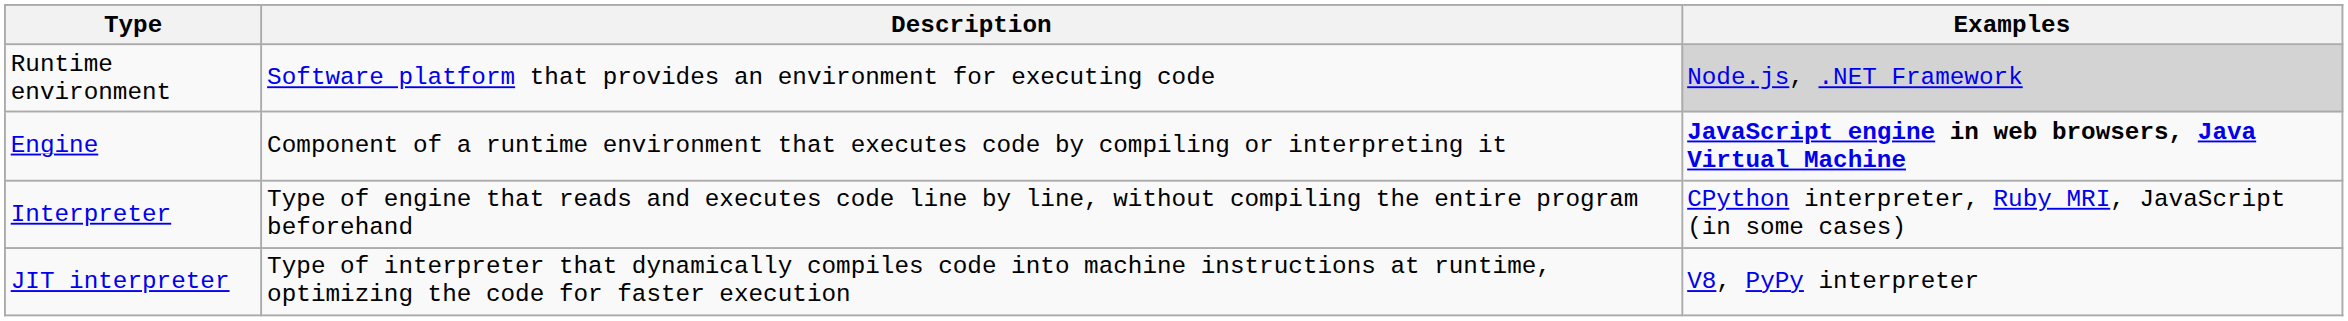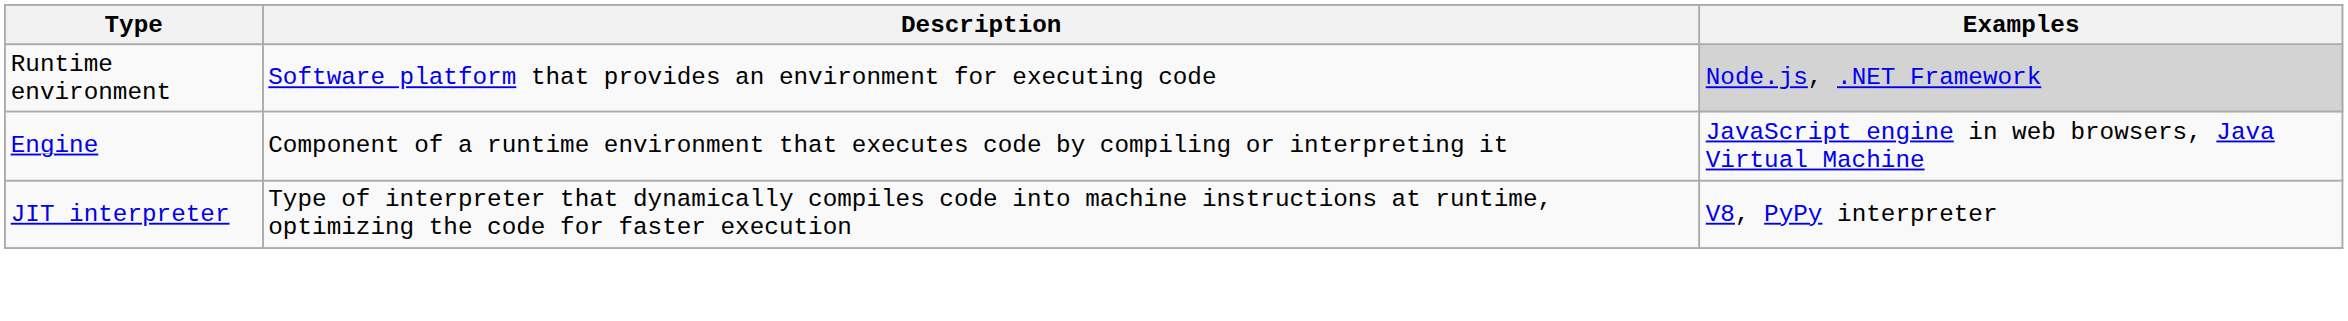(1972, 146) bold -> (1990, 146) normal
- row: (91, 214)
